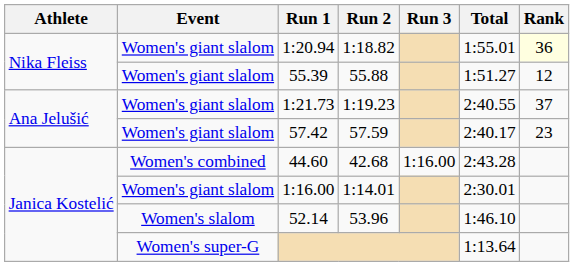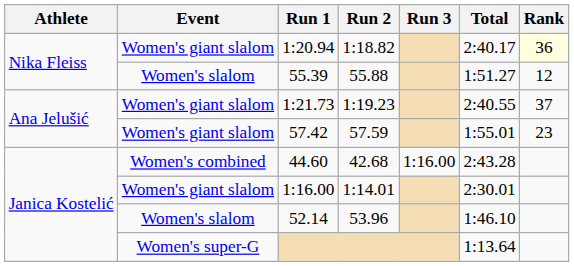(490, 47) 1:55.01 -> (490, 47) 2:40.17
(198, 76) Women's giant slalom -> (198, 76) Women's slalom
(490, 133) 2:40.17 -> (490, 133) 1:55.01
